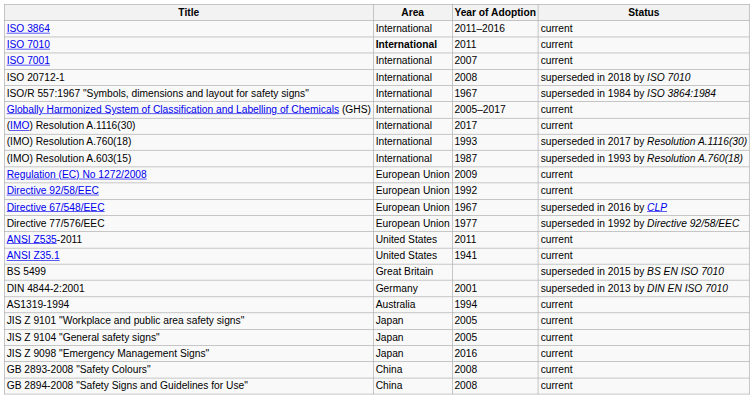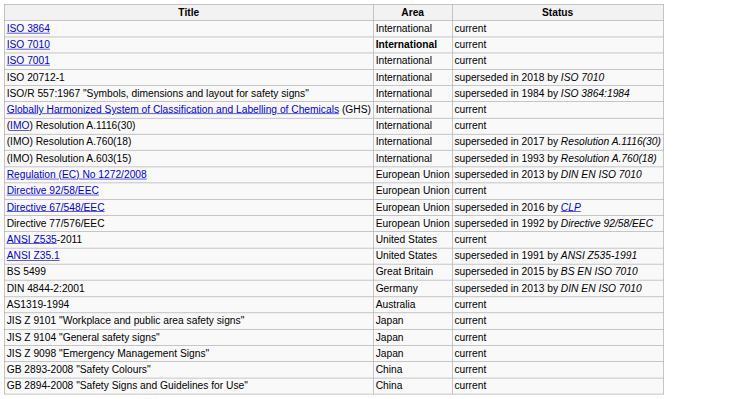- column: (495, 12)
(557, 175) current -> (548, 175) superseded in 2013 by DIN EN ISO 7010
(557, 256) current -> (546, 256) superseded in 1991 by ANSI Z535-1991
